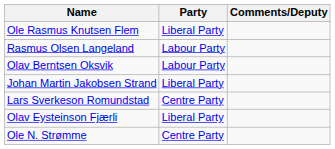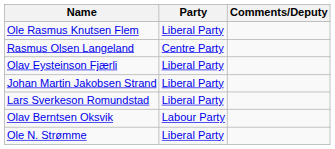(193, 48) Labour Party -> (193, 48) Centre Party
rows swapped: (62, 118) <-> (60, 65)
(193, 100) Centre Party -> (193, 100) Liberal Party
(193, 135) Centre Party -> (193, 135) Liberal Party
